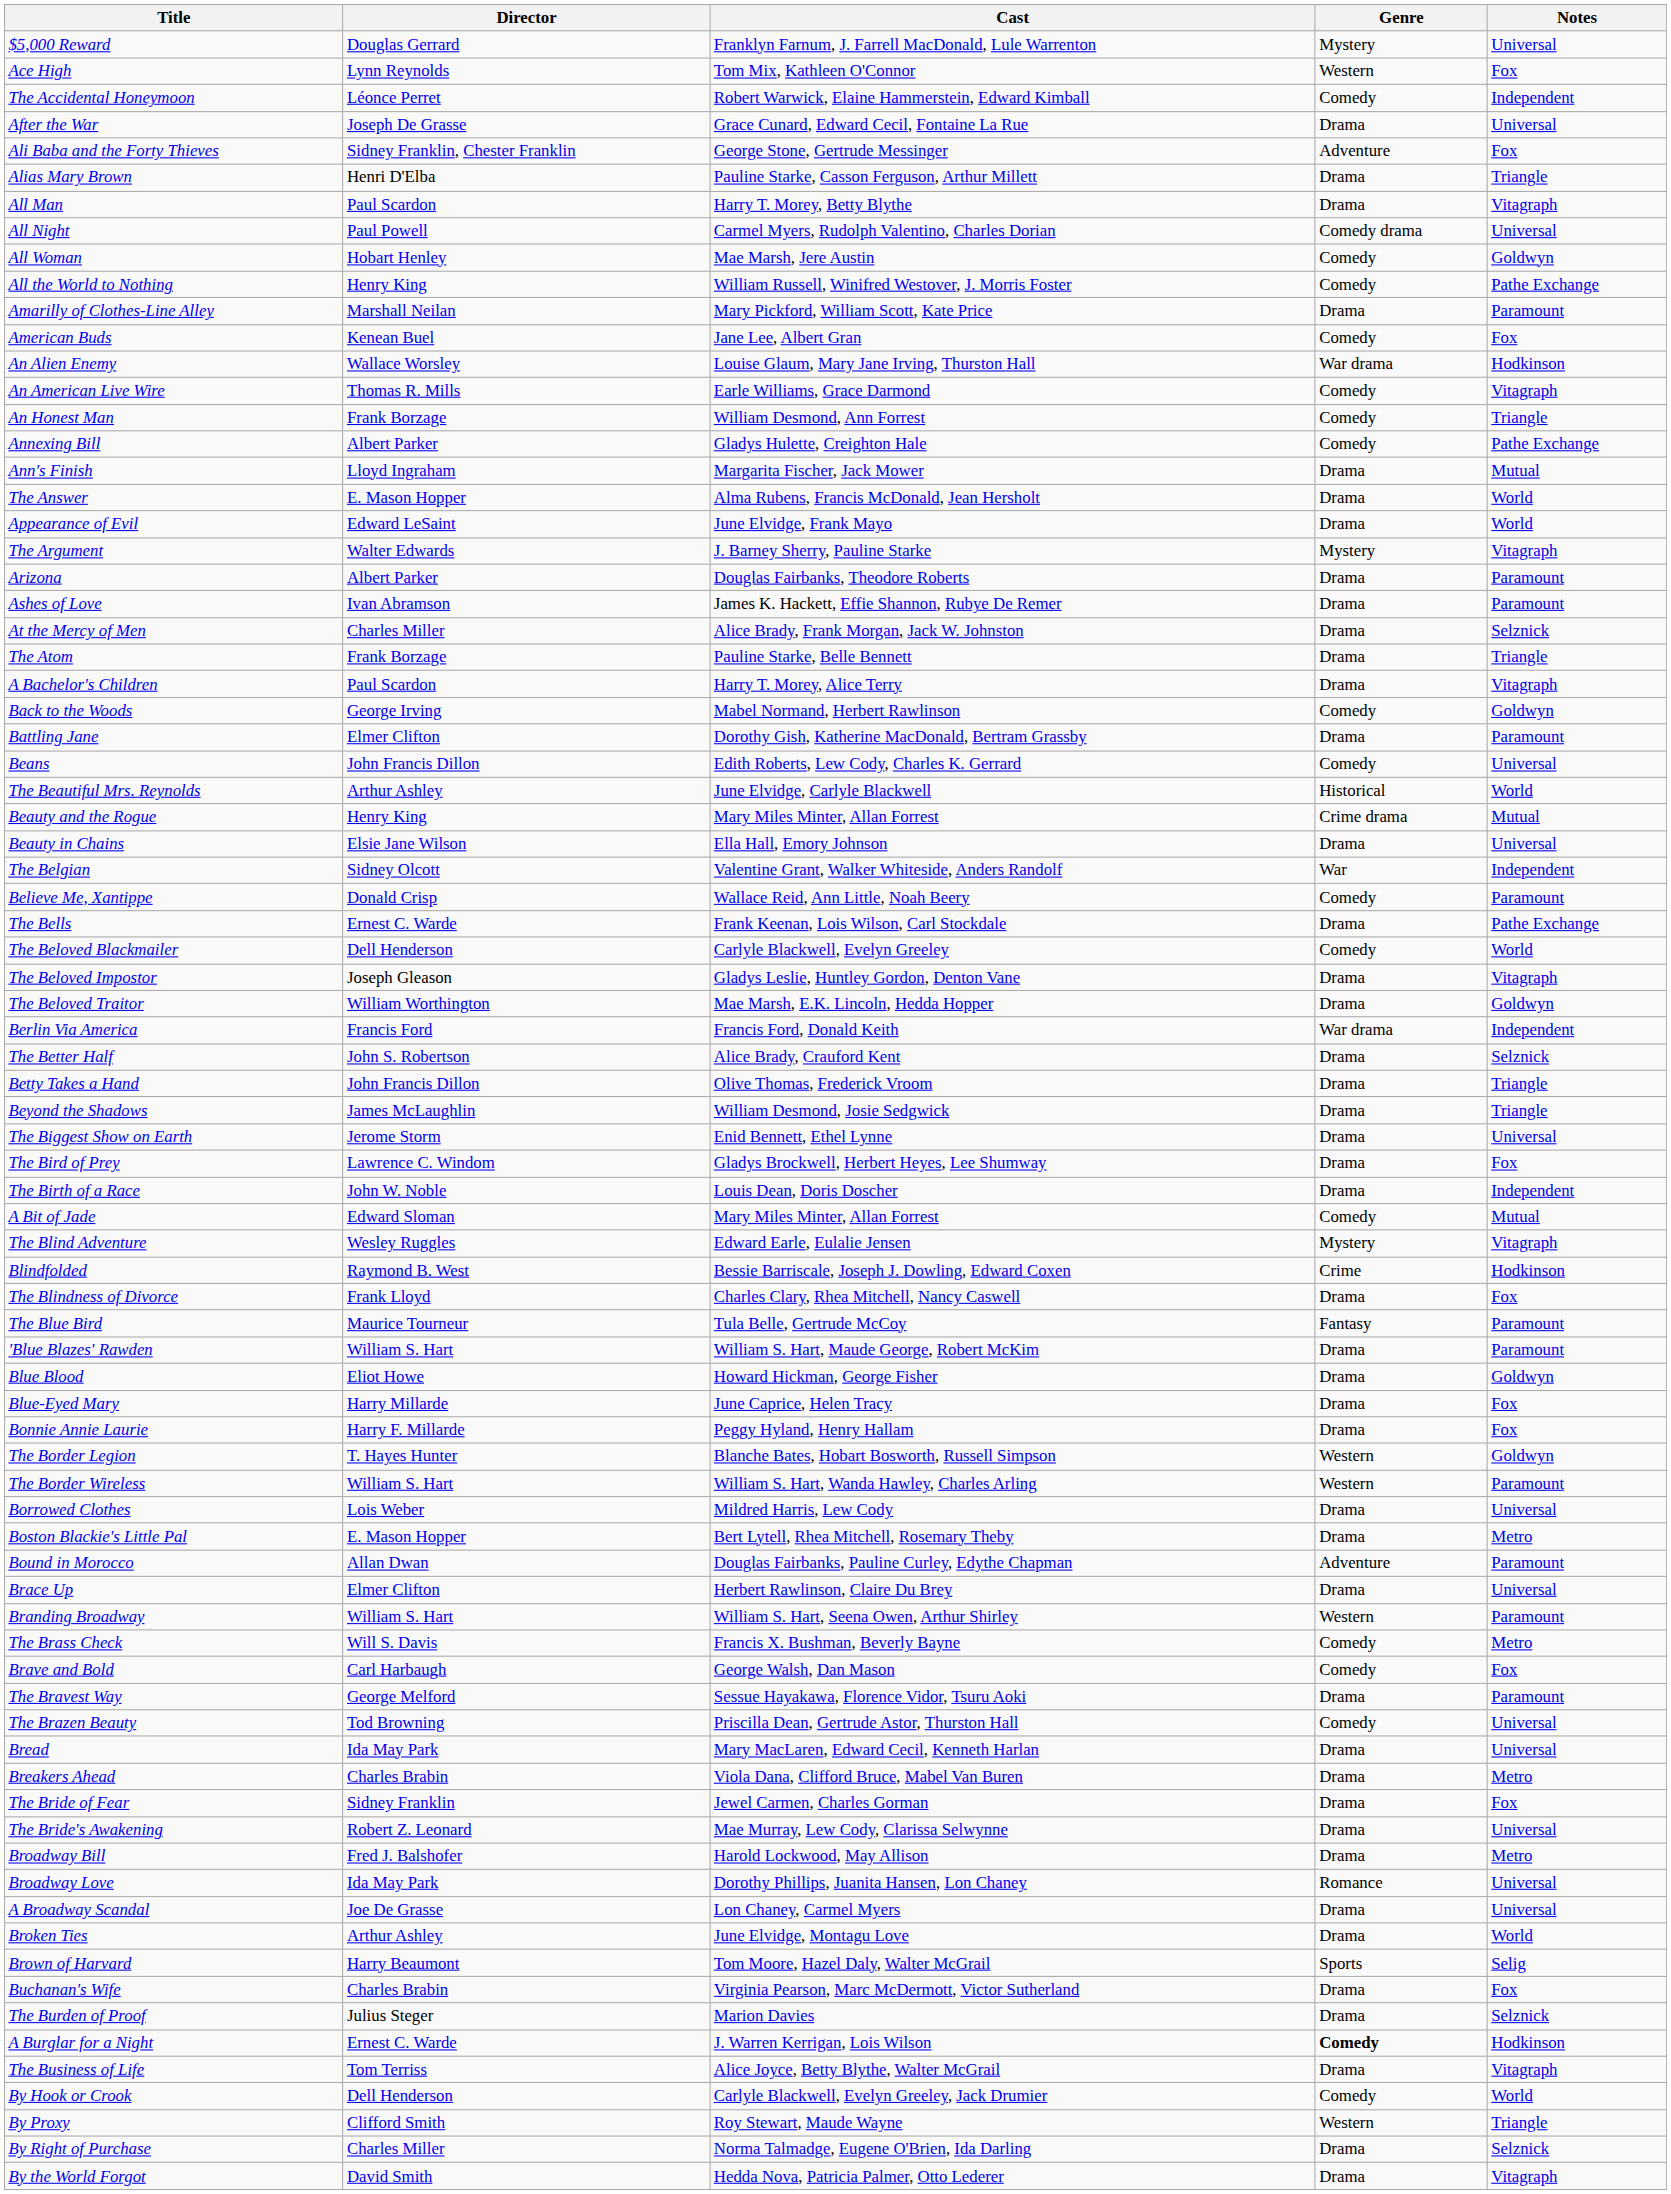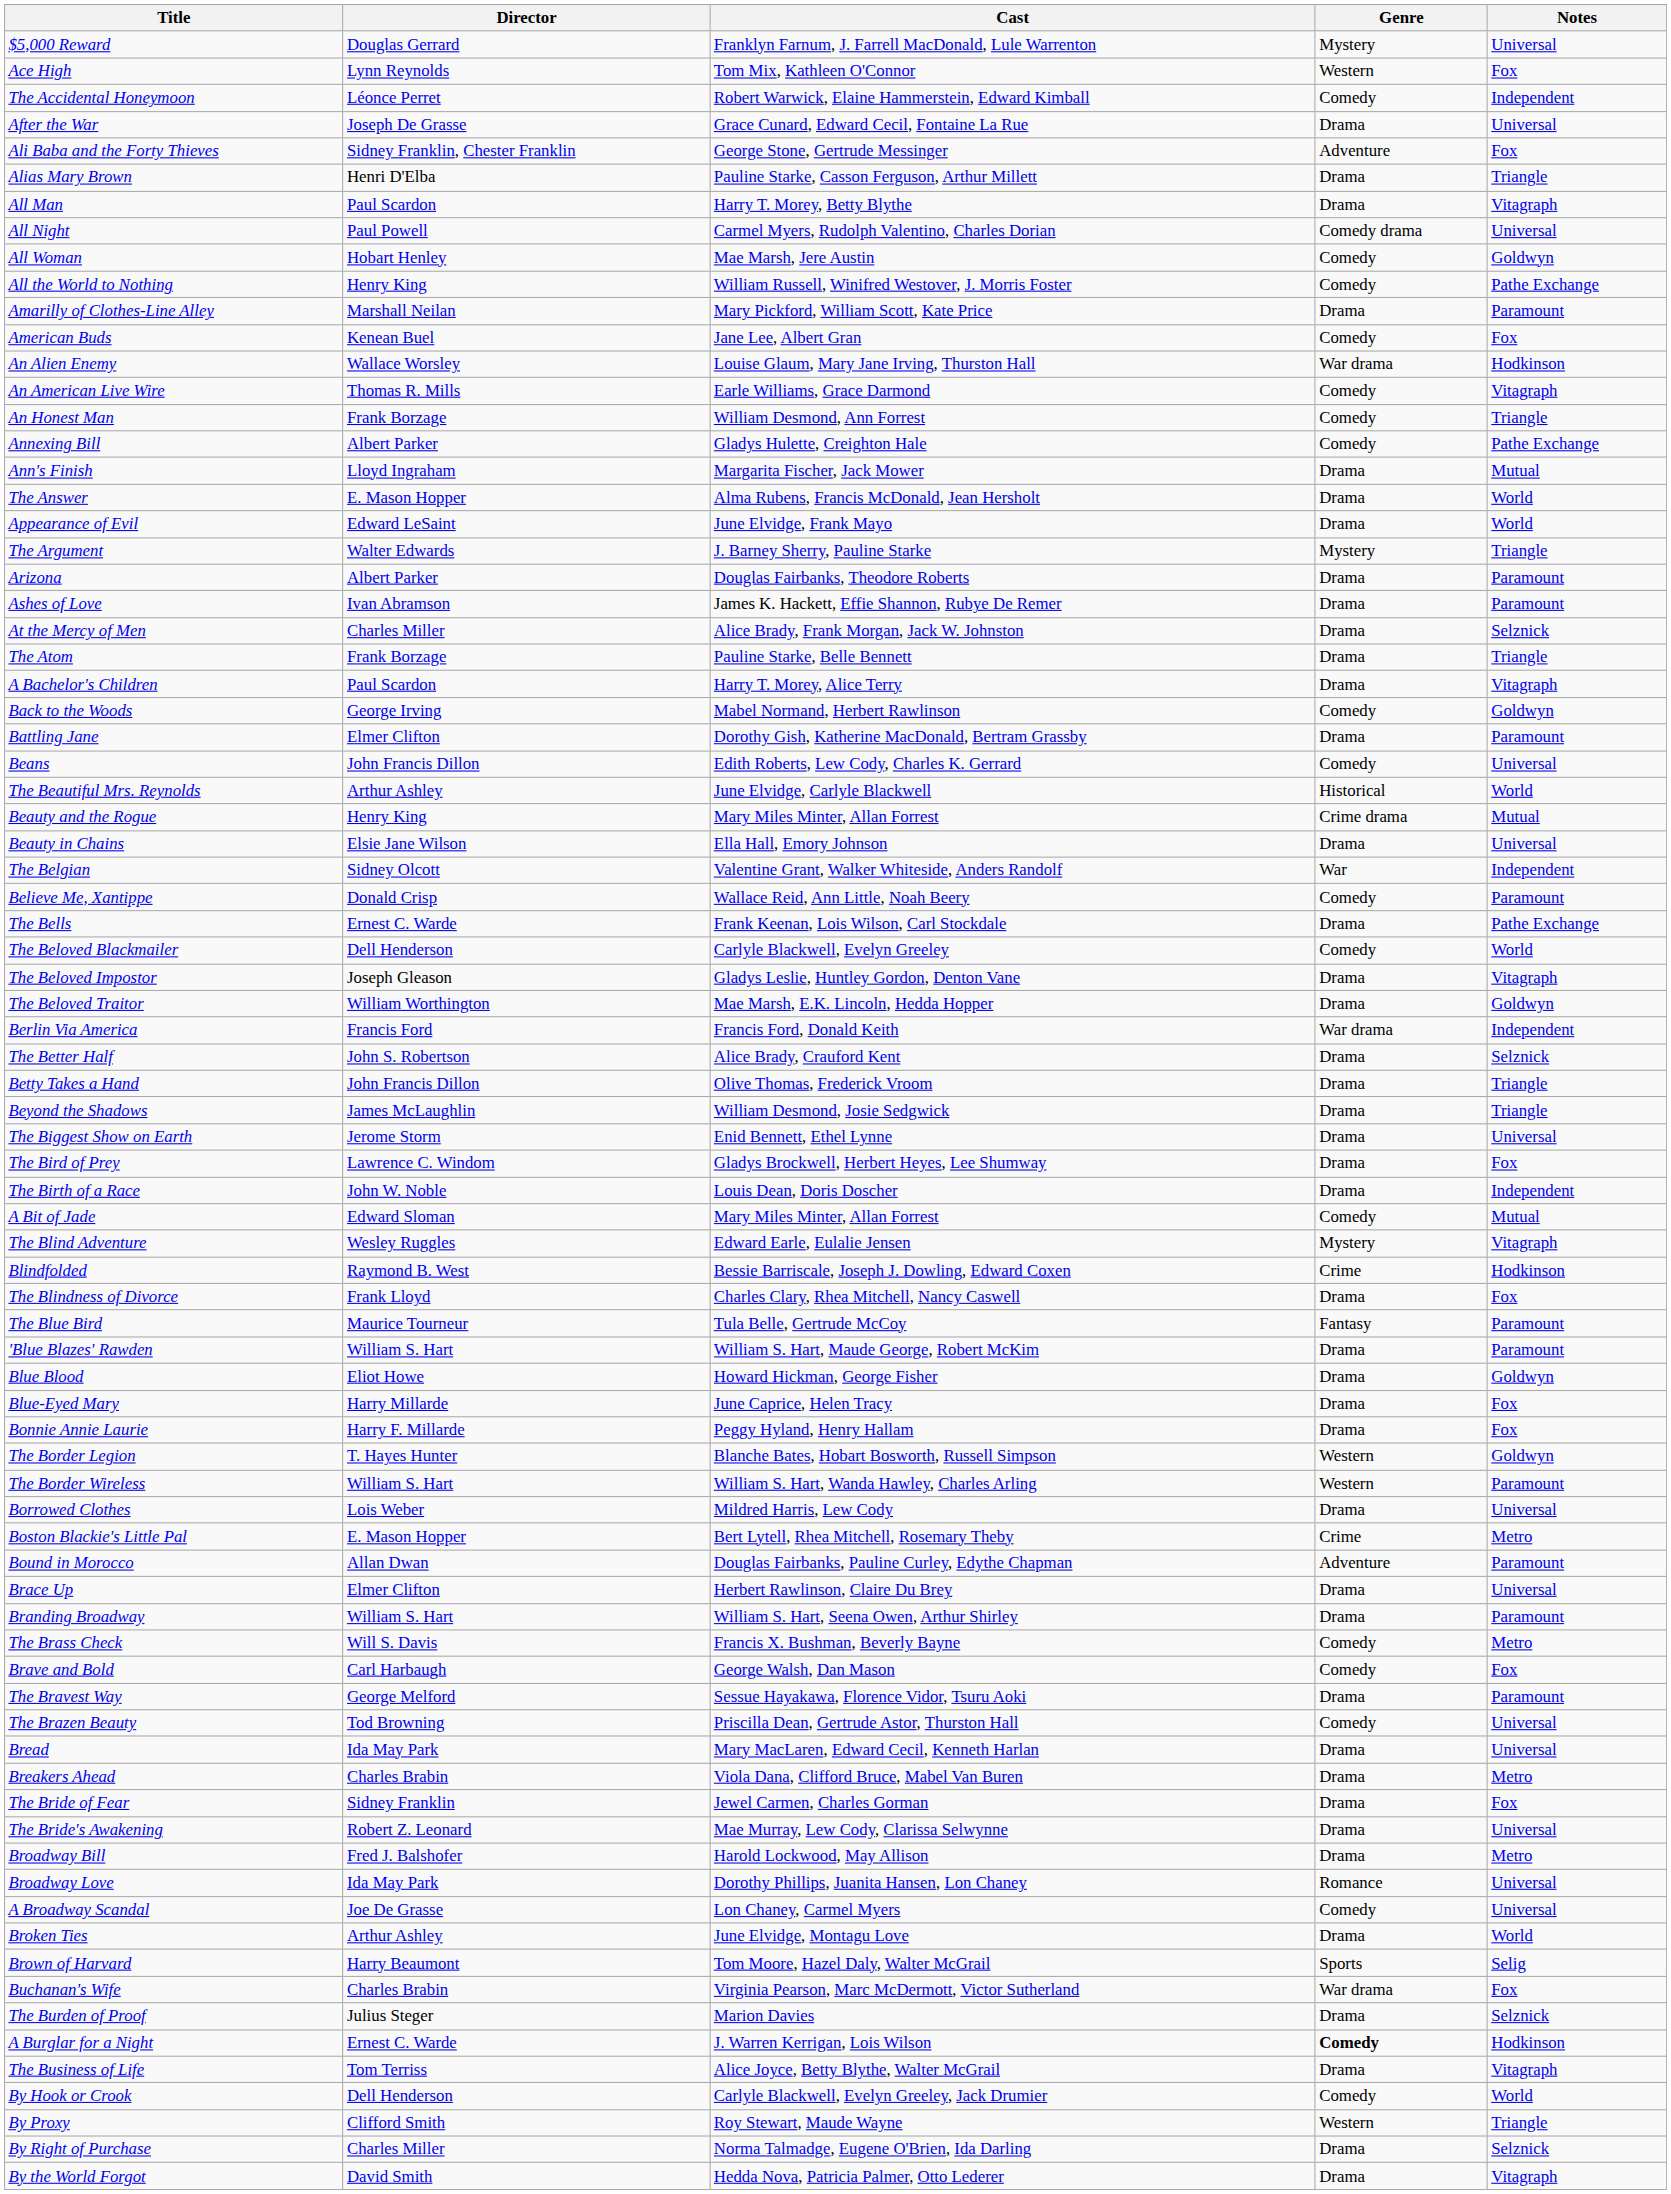(1524, 550) Vitagraph -> (1519, 550) Triangle
(1342, 1536) Drama -> (1340, 1536) Crime
(1347, 1616) Western -> (1342, 1616) Drama
(1342, 1909) Drama -> (1348, 1909) Comedy
(1342, 1989) Drama -> (1356, 1989) War drama
